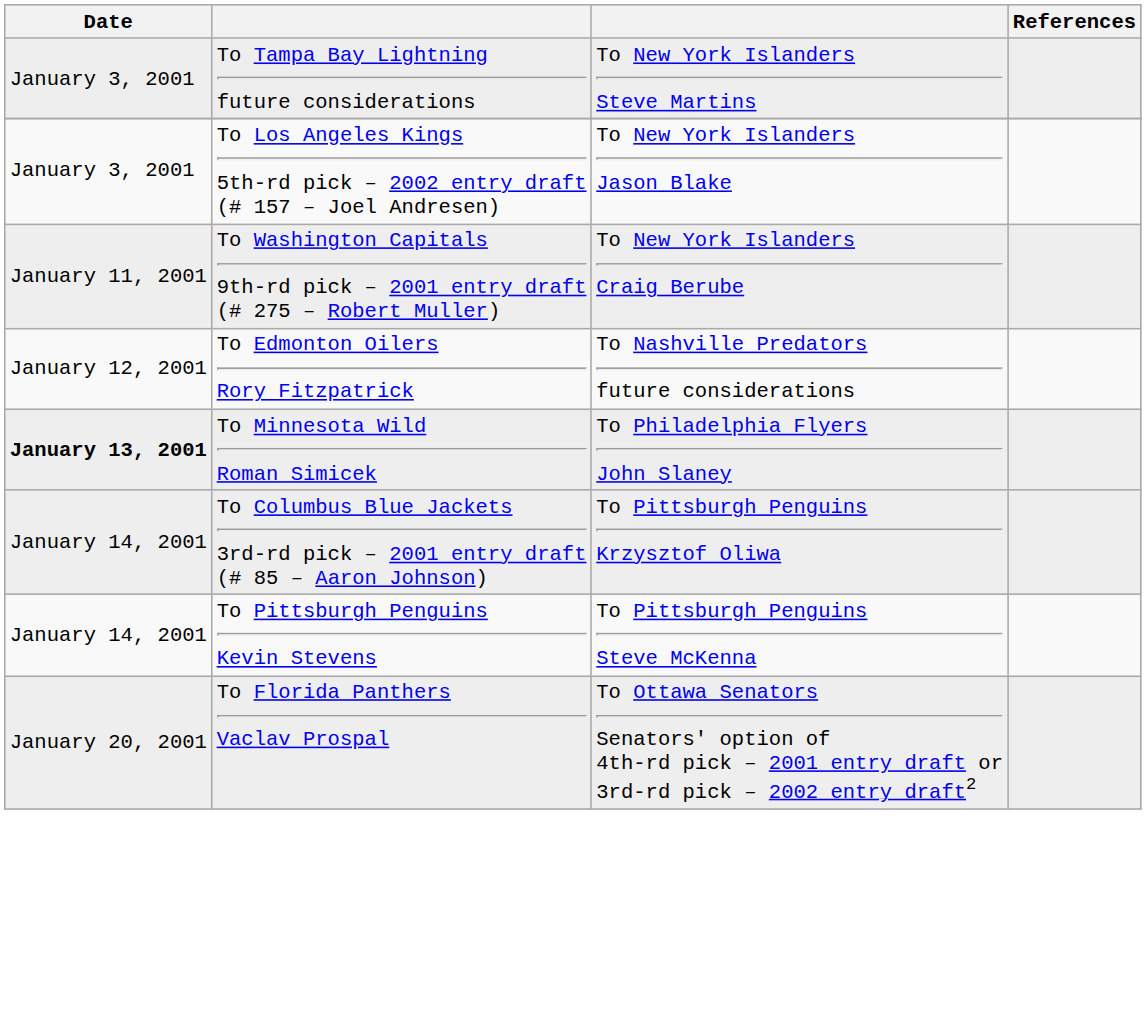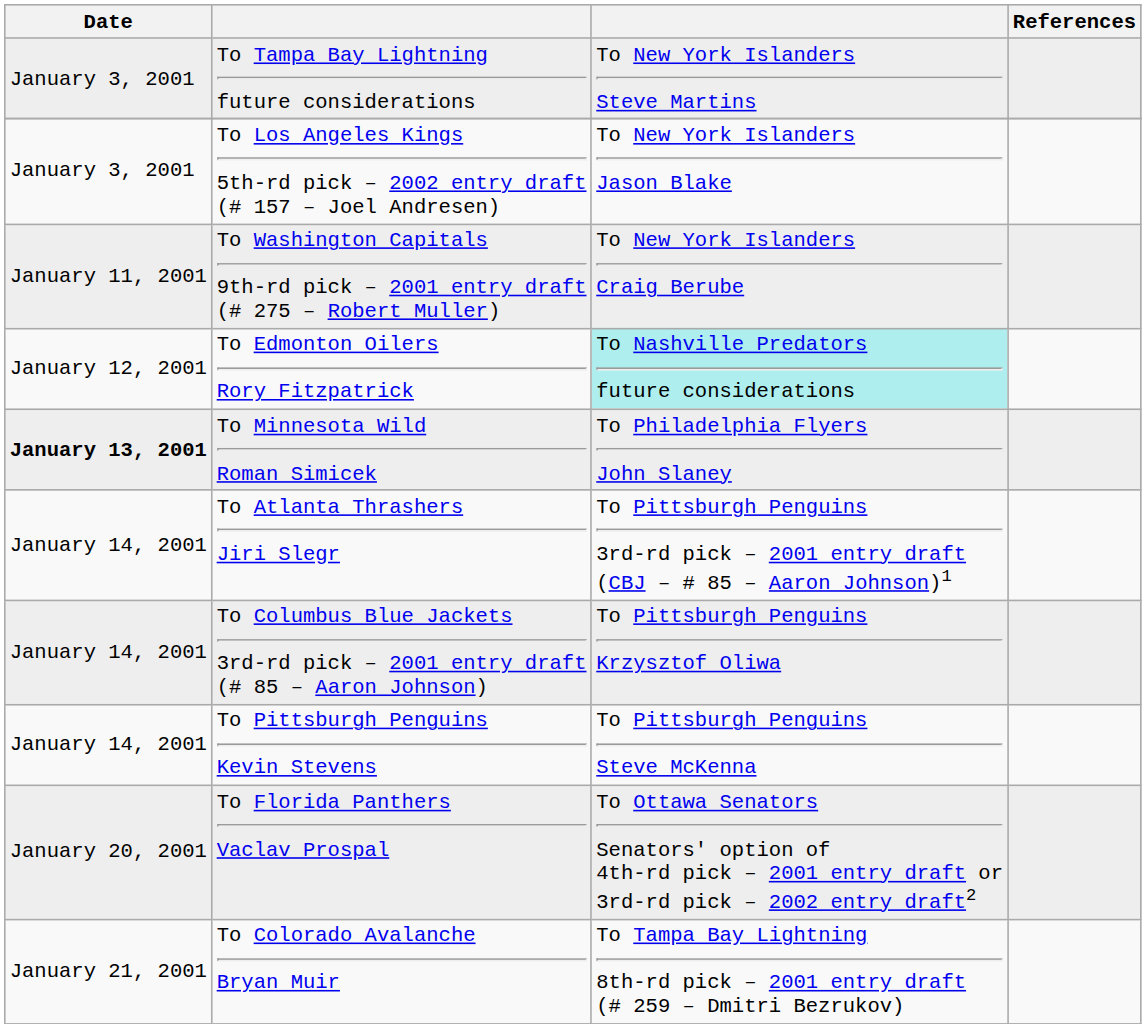(800, 369) no background -> (800, 369) paleturquoise background
+ row: (402, 530)
+ row: (402, 959)
